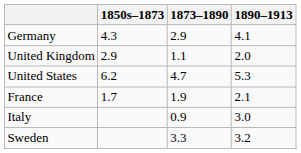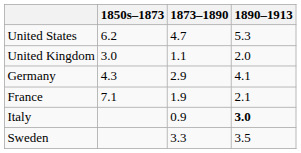rows swapped: (32, 35) <-> (42, 76)
(109, 55) 2.9 -> (109, 55) 3.0
(109, 96) 1.7 -> (109, 96) 7.1
(243, 117) normal -> (243, 117) bold
(243, 138) 3.2 -> (243, 138) 3.5
